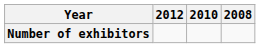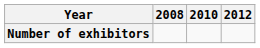columns swapped: (238, 14) <-> (170, 14)
